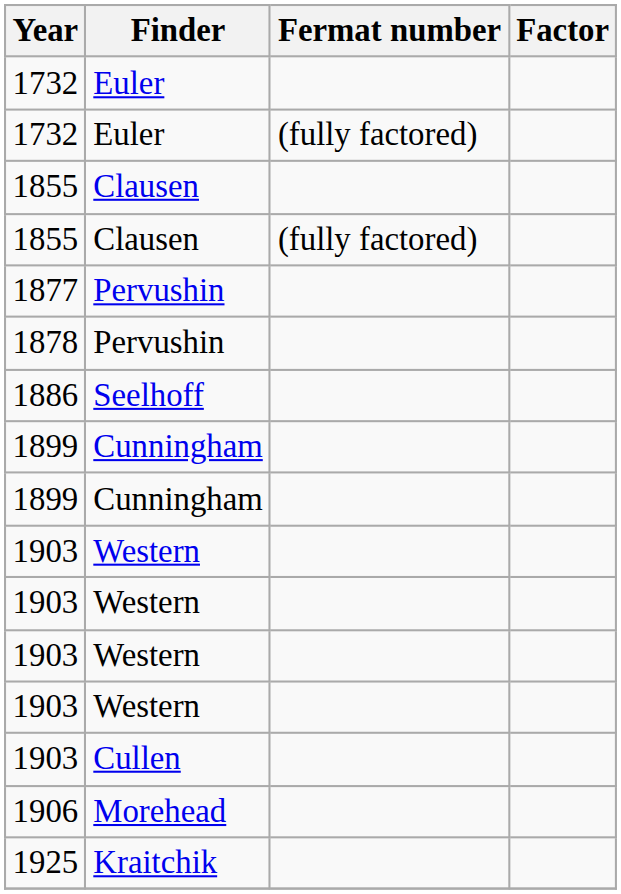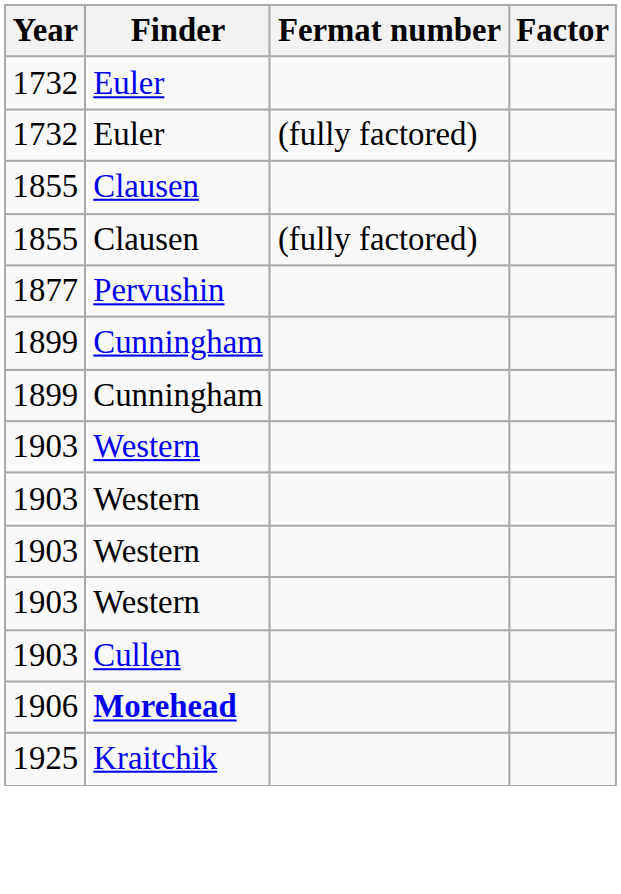- row: (45, 342)
- row: (45, 394)
(160, 810) normal -> (165, 706) bold
